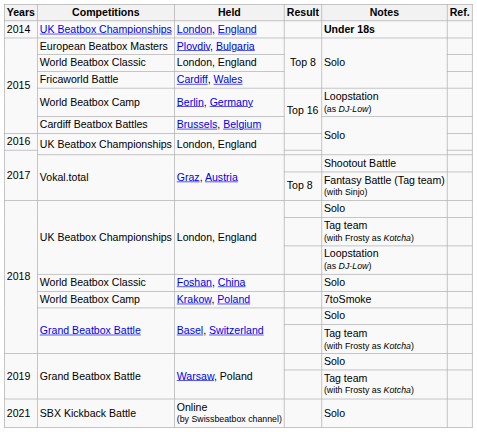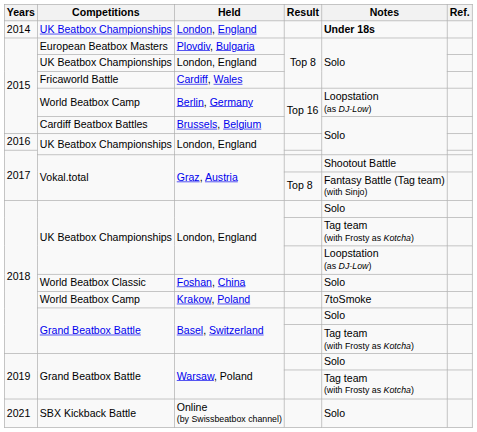(93, 63) World Beatbox Classic -> (106, 63) UK Beatbox Championships
